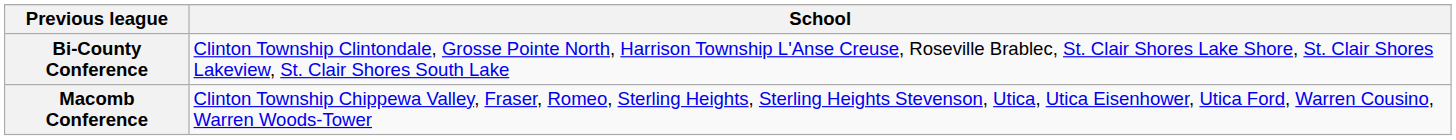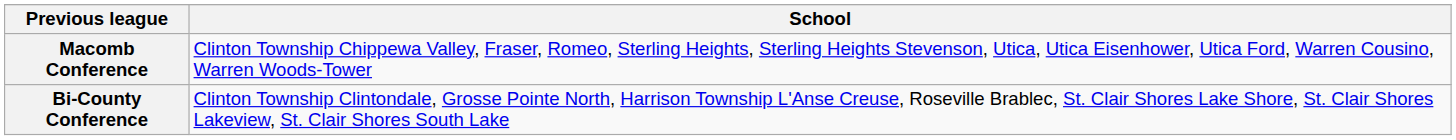rows swapped: (97, 109) <-> (97, 59)
